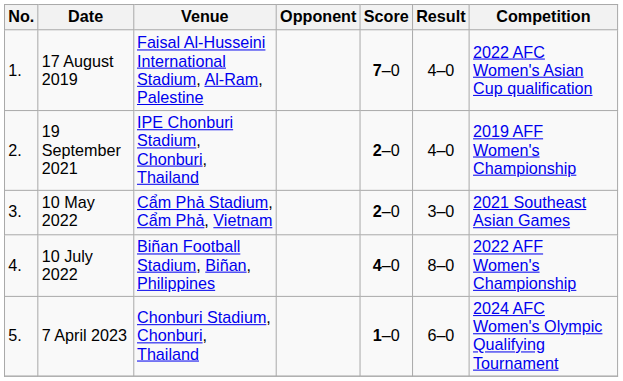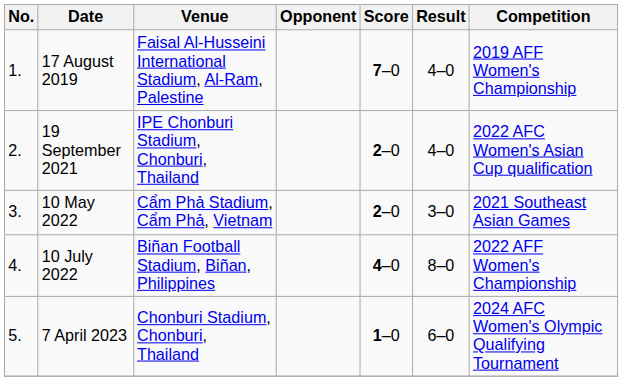(533, 70) 2022 AFC Women's Asian Cup qualification -> (525, 70) 2019 AFF Women's Championship
(525, 150) 2019 AFF Women's Championship -> (533, 150) 2022 AFC Women's Asian Cup qualification
